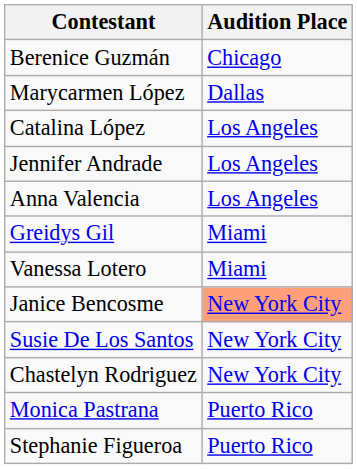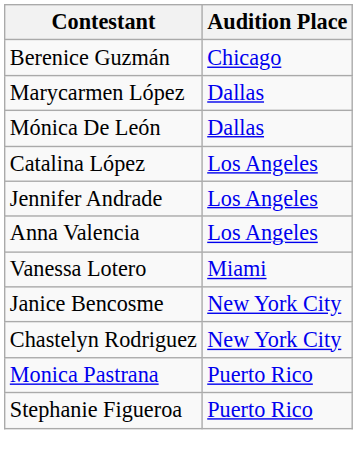+ row: (85, 127)
- row: (62, 233)
(274, 304) lightsalmon background -> (274, 304) no background
- row: (102, 339)
